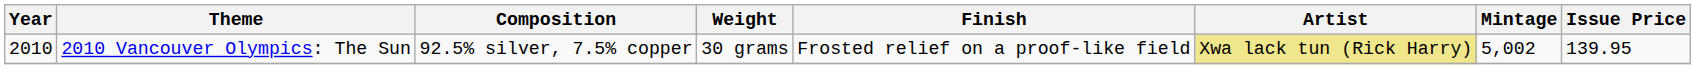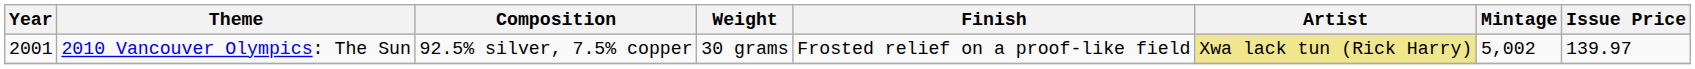(31, 49) 2010 -> (31, 49) 2001
(1599, 49) 139.95 -> (1599, 49) 139.97
